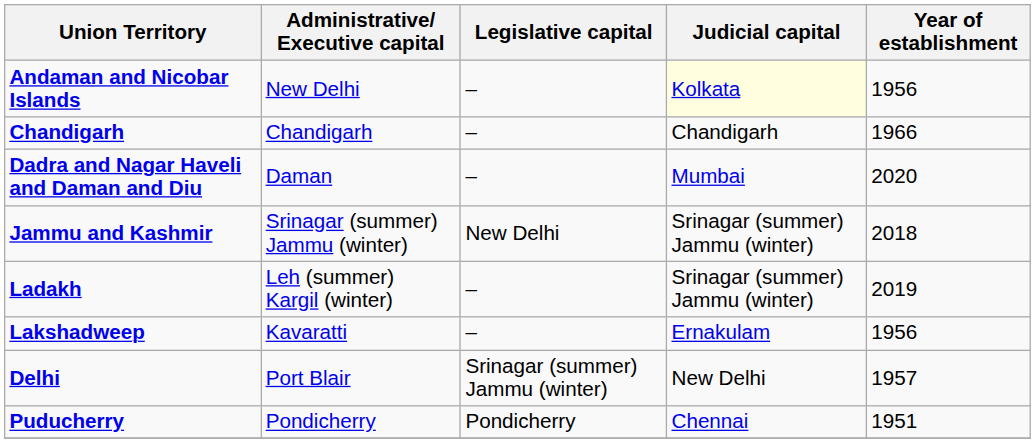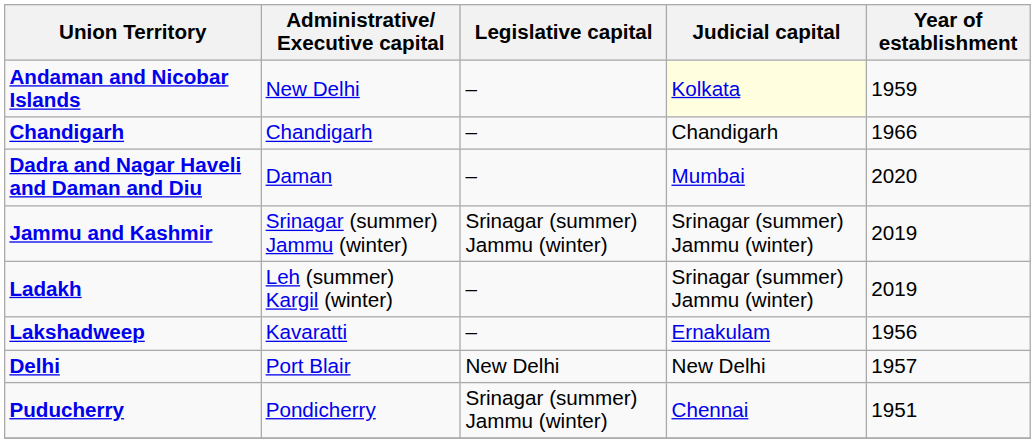(894, 88) 1956 -> (894, 88) 1959
(512, 233) New Delhi -> (551, 233) Srinagar (summer) Jammu (winter)
(894, 233) 2018 -> (894, 233) 2019
(551, 377) Srinagar (summer) Jammu (winter) -> (512, 366) New Delhi
(520, 422) Pondicherry -> (551, 410) Srinagar (summer) Jammu (winter)
